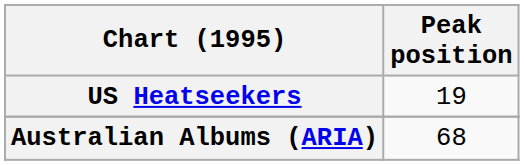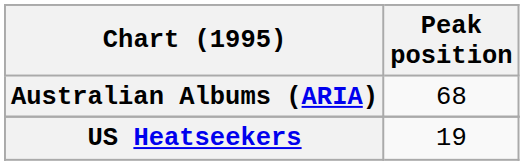rows swapped: (195, 138) <-> (195, 97)
